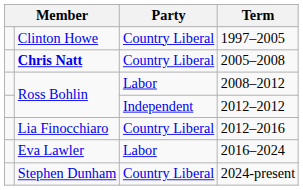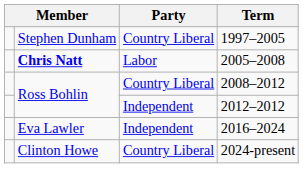(58, 38) Clinton Howe -> (67, 38) Stephen Dunham
(169, 60) Country Liberal -> (140, 60) Labor
(140, 83) Labor -> (169, 83) Country Liberal
- row: (253, 128)
(140, 151) Labor -> (158, 128) Independent
(67, 173) Stephen Dunham -> (58, 151) Clinton Howe
